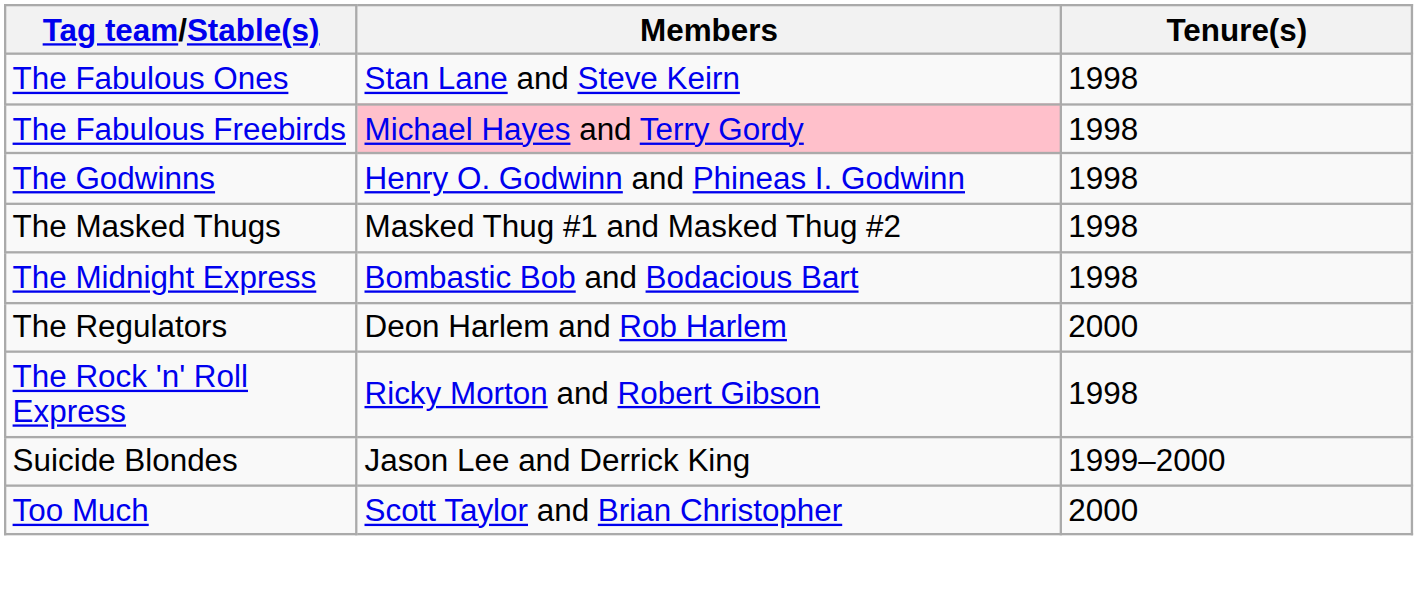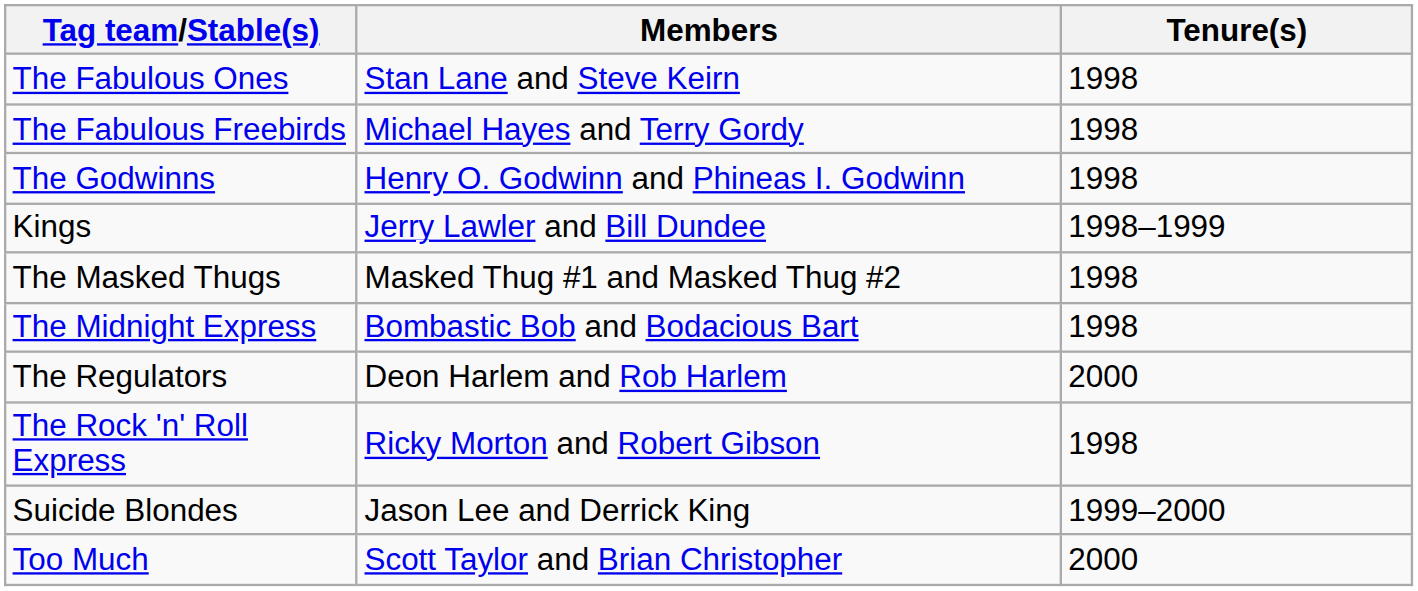(584, 129) pink background -> (584, 129) no background
+ row: (52, 228)
